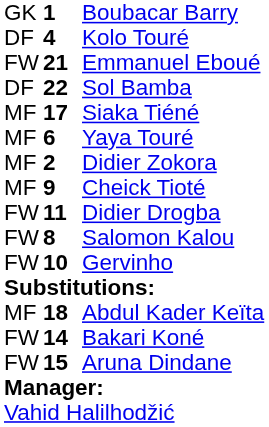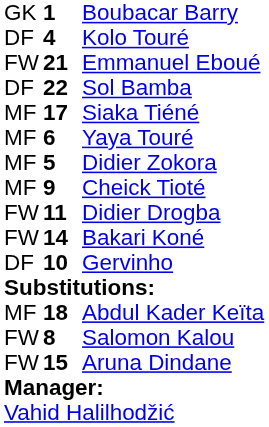(49, 162) 2 -> (49, 162) 5
rows swapped: (143, 337) <-> (158, 237)
(21, 262) FW -> (19, 262) DF
